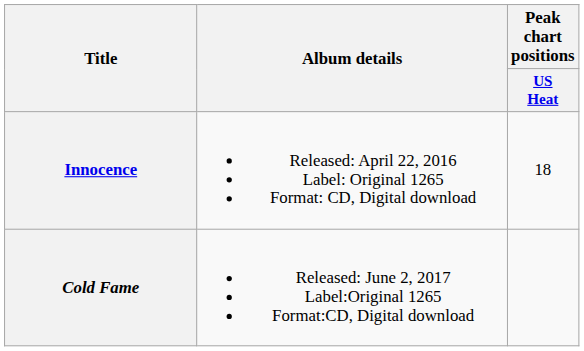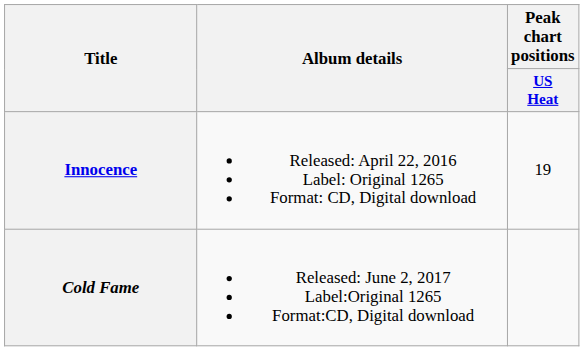(543, 170) 18 -> (543, 170) 19
